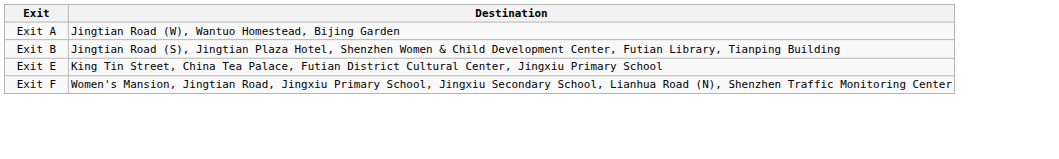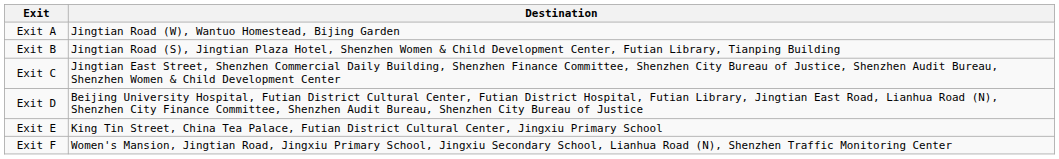+ row: (36, 73)
+ row: (36, 103)
